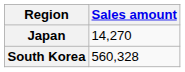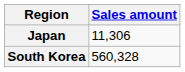(112, 35) 14,270 -> (111, 35) 11,306
